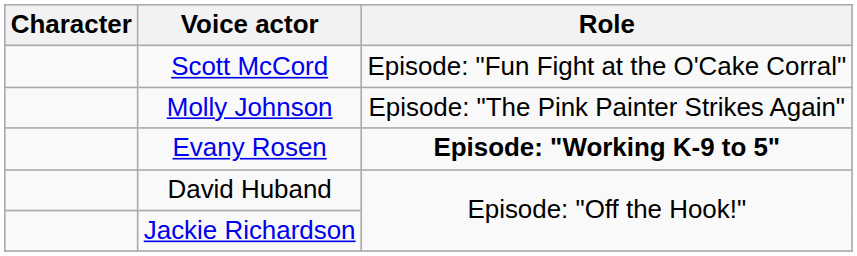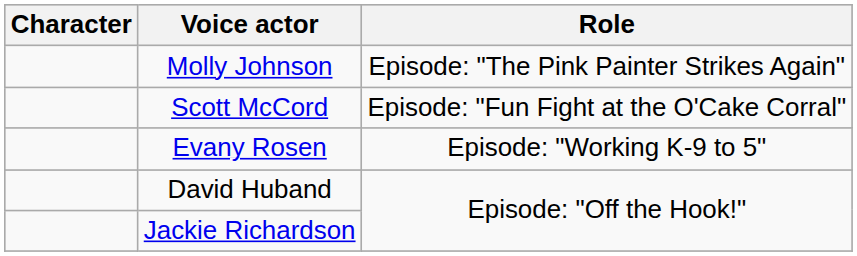rows swapped: (250, 107) <-> (250, 66)
(607, 148) bold -> (607, 148) normal
